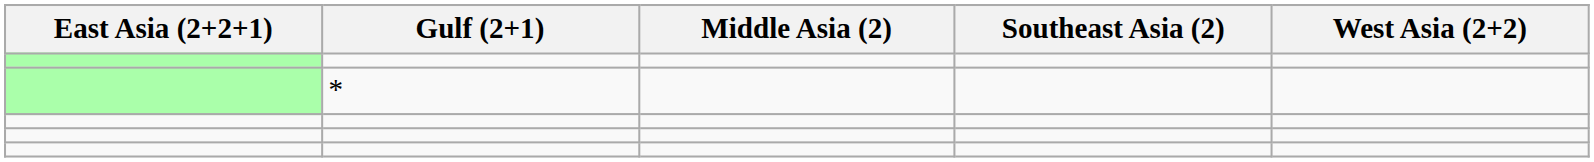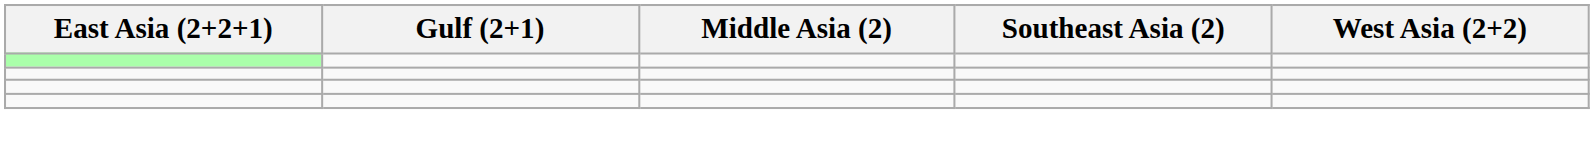- row: (163, 91)
